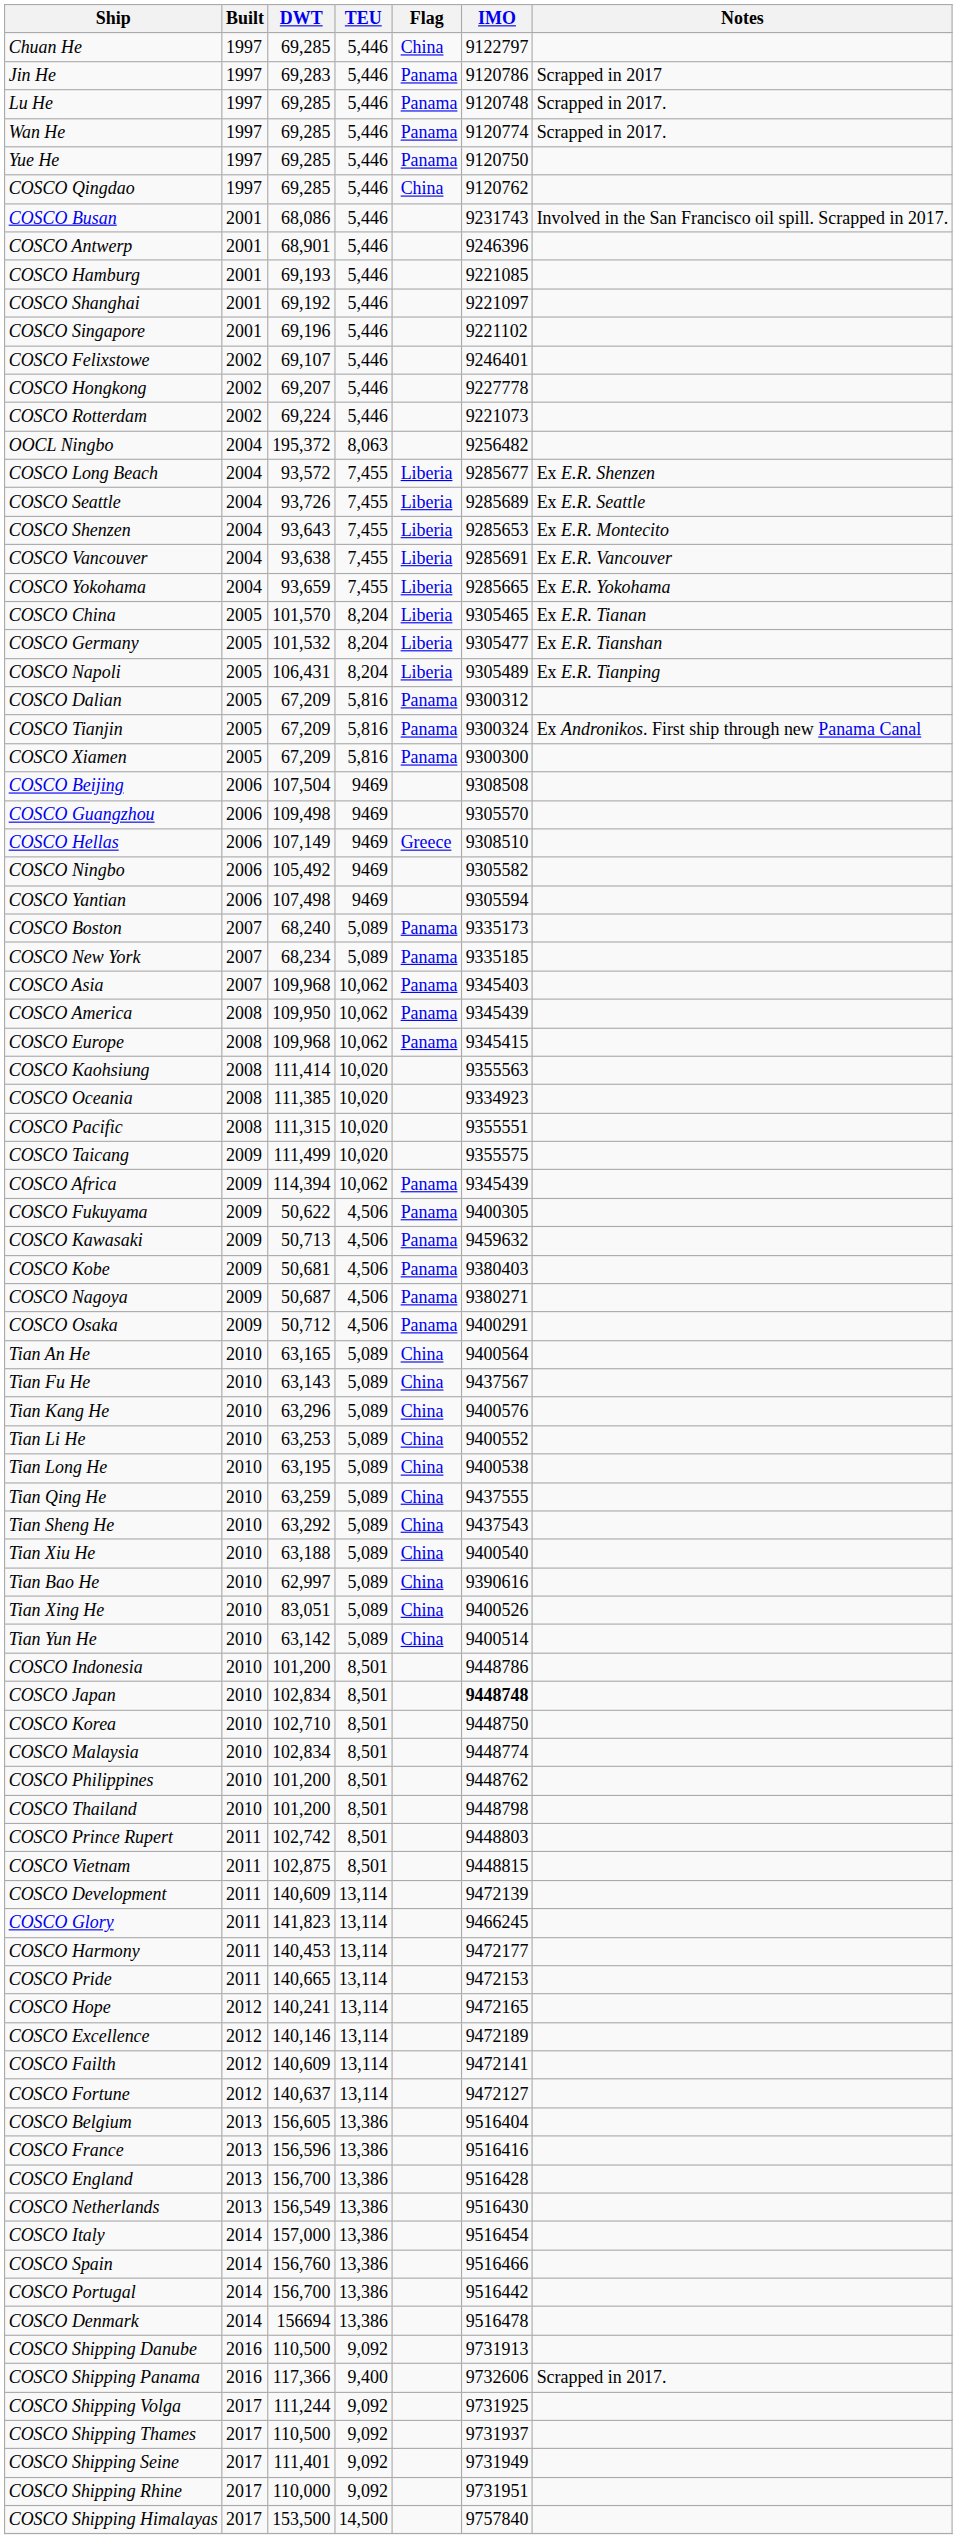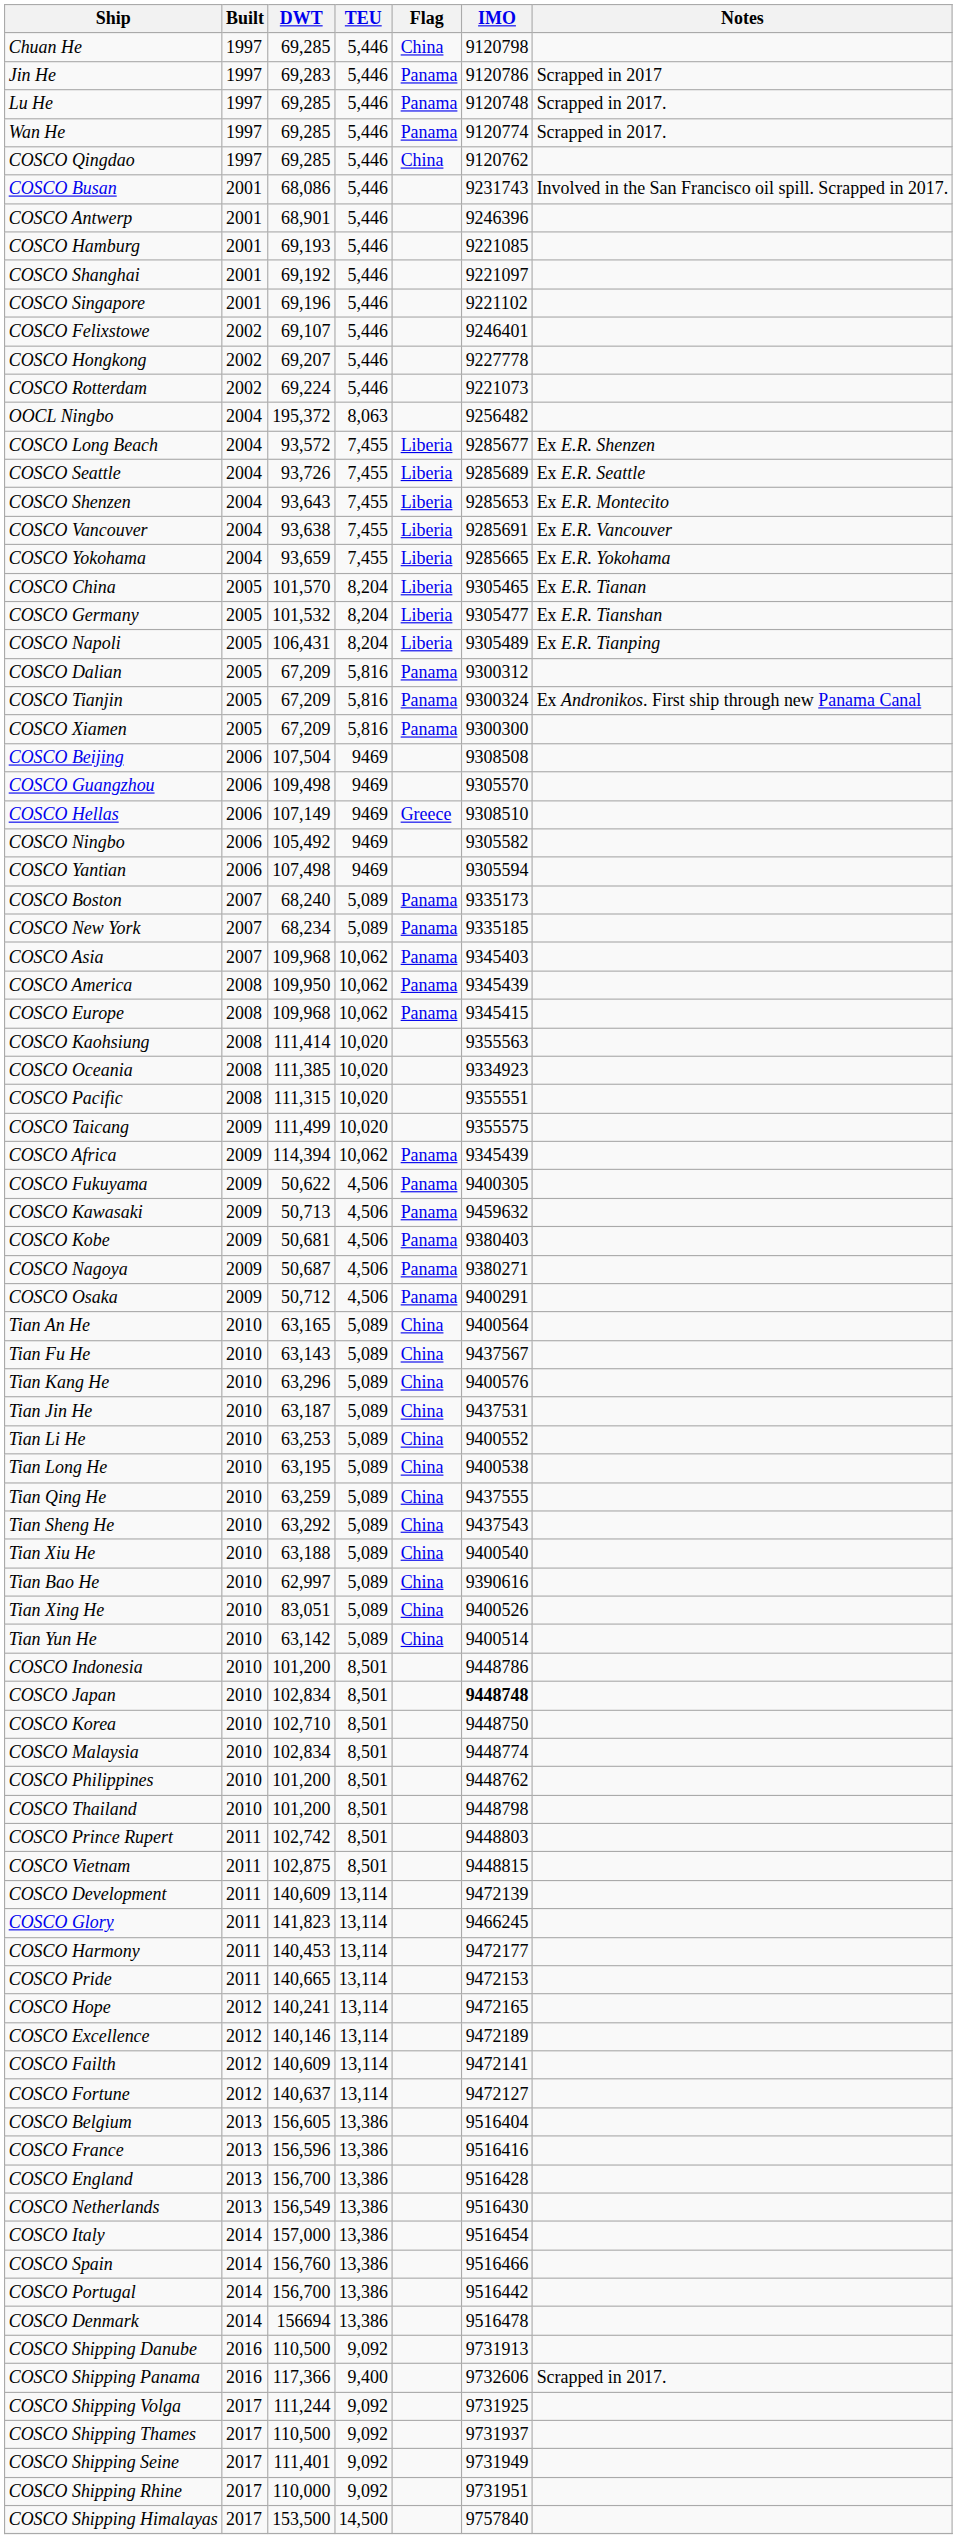(497, 47) 9122797 -> (497, 47) 9120798
- row: (34, 160)
+ row: (51, 1411)
